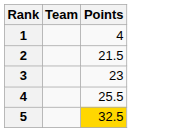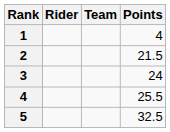+ column: (62, 14)
(116, 76) 23 -> (155, 76) 24
(111, 117) gold background -> (150, 117) no background
